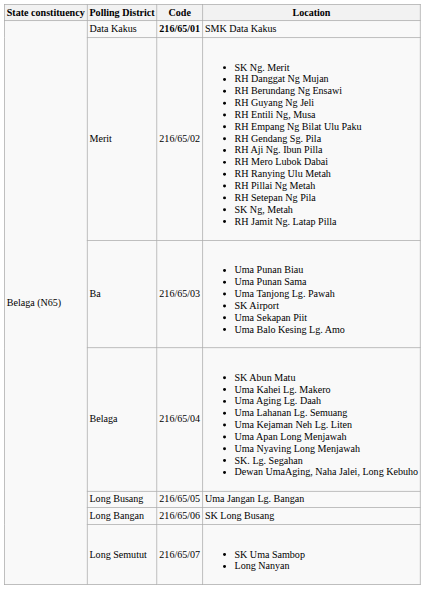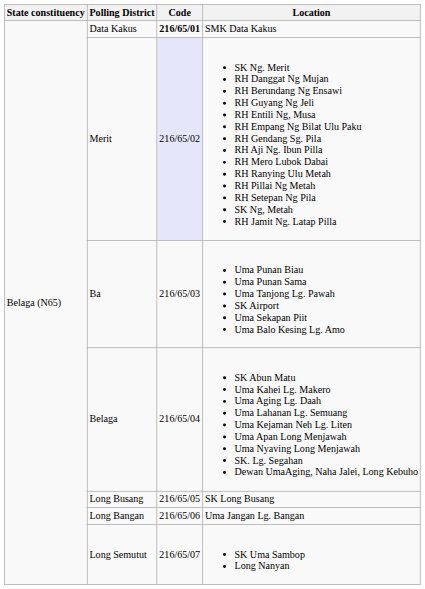(180, 138) no background -> (180, 138) lavender background
(255, 499) Uma Jangan Lg. Bangan -> (240, 499) SK Long Busang
(240, 515) SK Long Busang -> (255, 515) Uma Jangan Lg. Bangan
